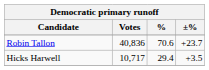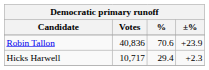(192, 42) +23.7 -> (192, 42) +23.9
(194, 58) +3.5 -> (194, 58) +2.3
